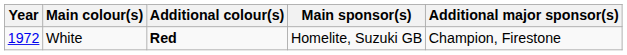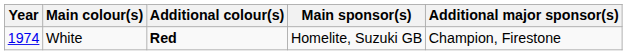(24, 38) 1972 -> (24, 38) 1974
